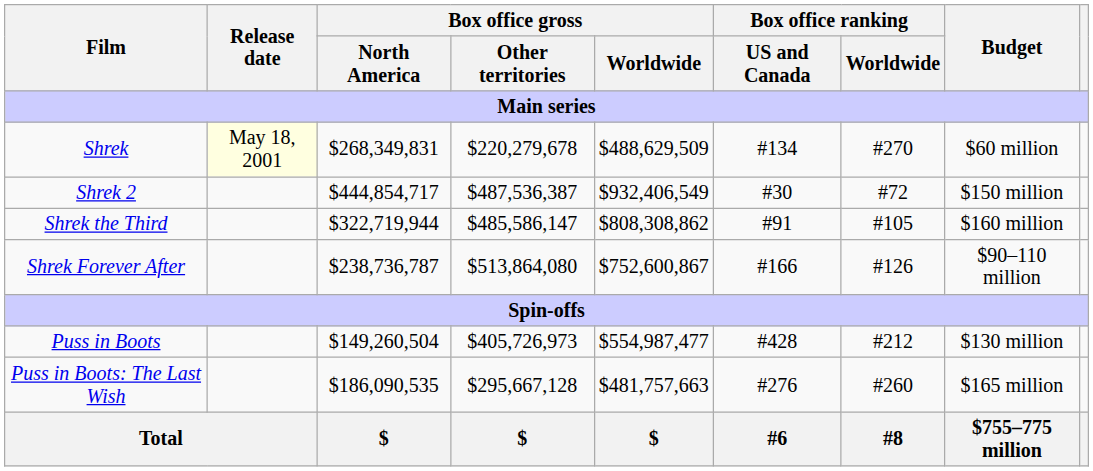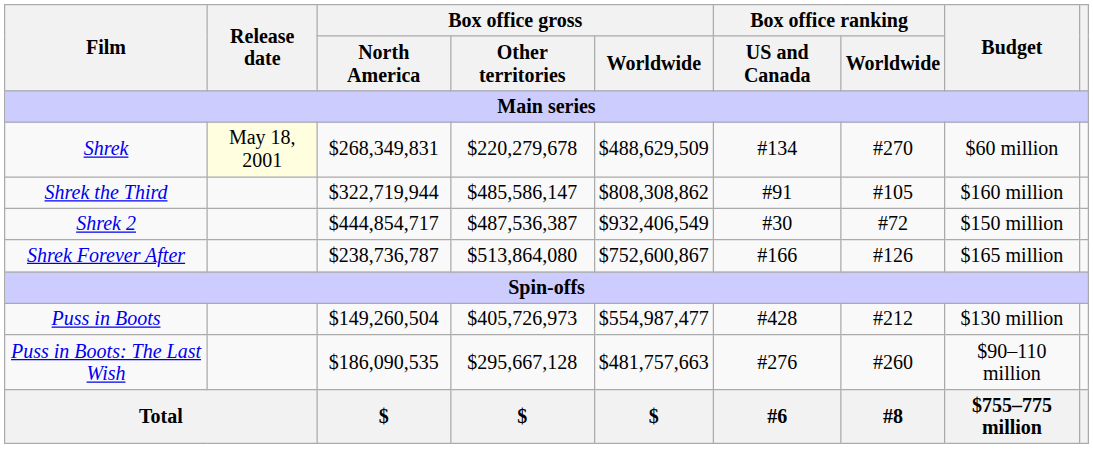rows swapped: (106, 192) <-> (106, 223)
(1012, 266) $90–110 million -> (1012, 255) $165 million
(1012, 384) $165 million -> (1012, 362) $90–110 million
